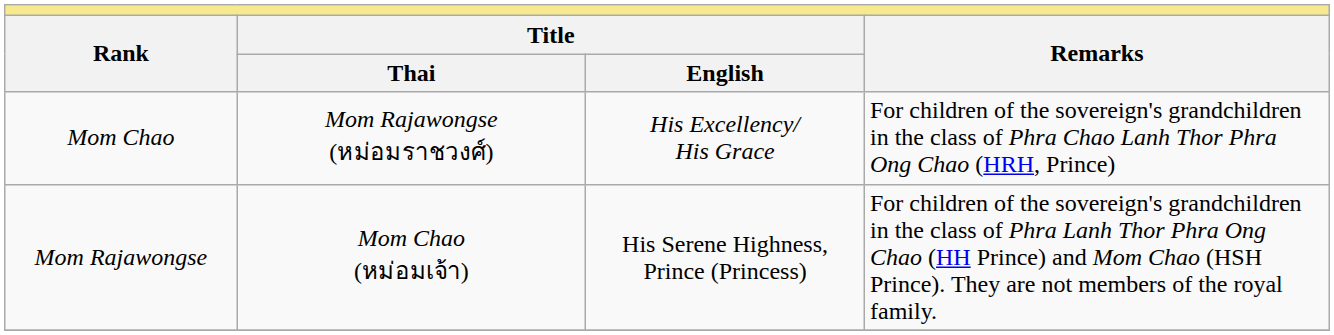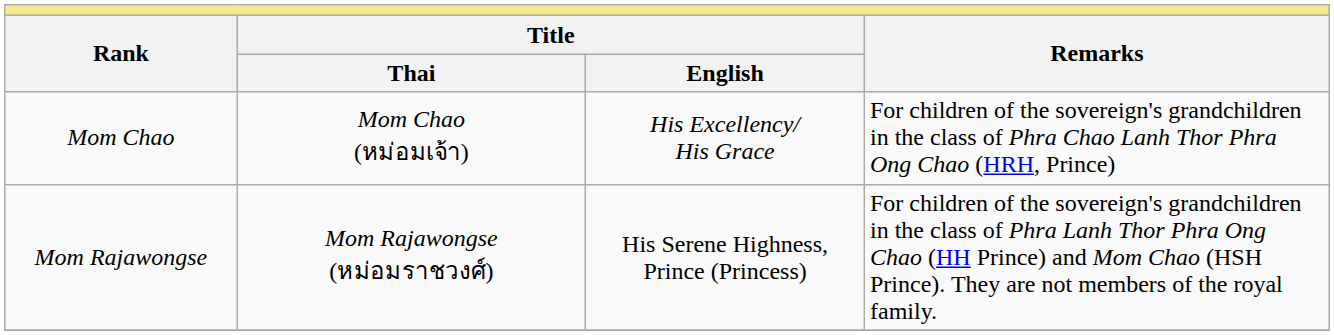(411, 135) Mom Rajawongse (หม่อมราชวงศ์) -> (411, 135) Mom Chao (หม่อมเจ้า)
(411, 254) Mom Chao (หม่อมเจ้า) -> (411, 254) Mom Rajawongse (หม่อมราชวงศ์)
